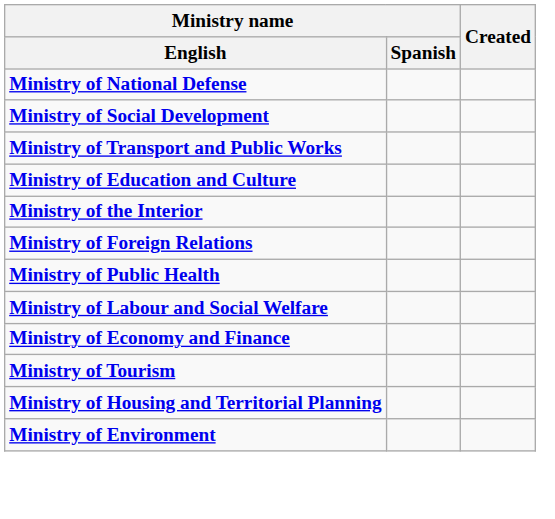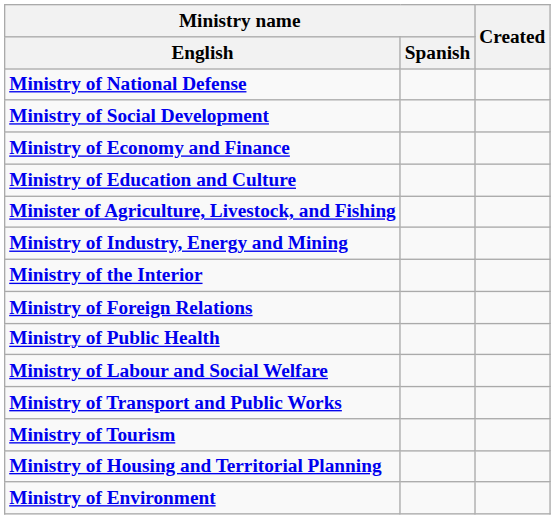rows swapped: (150, 339) <-> (176, 148)
+ row: (202, 211)
+ row: (178, 243)
